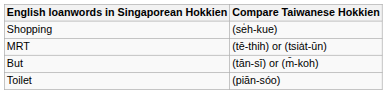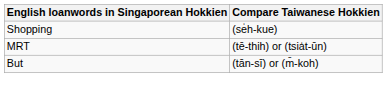- row: (19, 81)
